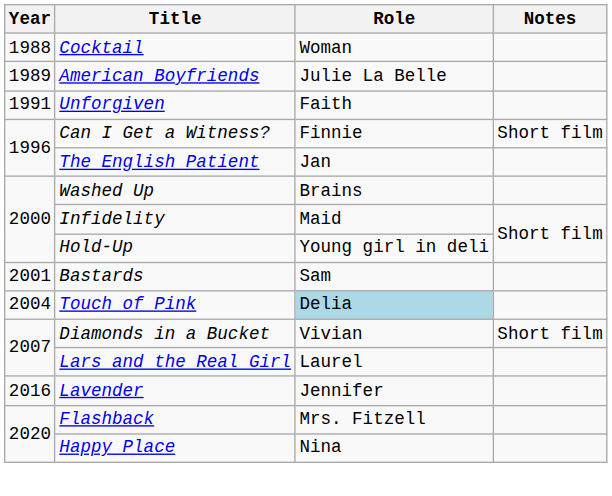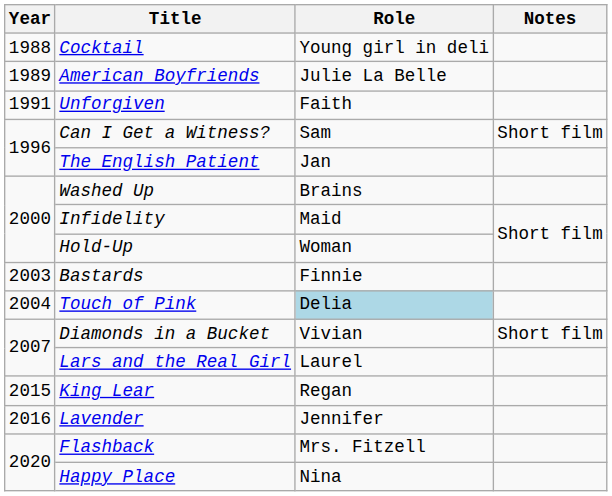(326, 48) Woman -> (394, 48) Young girl in deli
(331, 133) Finnie -> (315, 133) Sam
(394, 248) Young girl in deli -> (326, 248) Woman
(30, 276) 2001 -> (30, 276) 2003
(315, 276) Sam -> (331, 276) Finnie
+ row: (107, 391)
